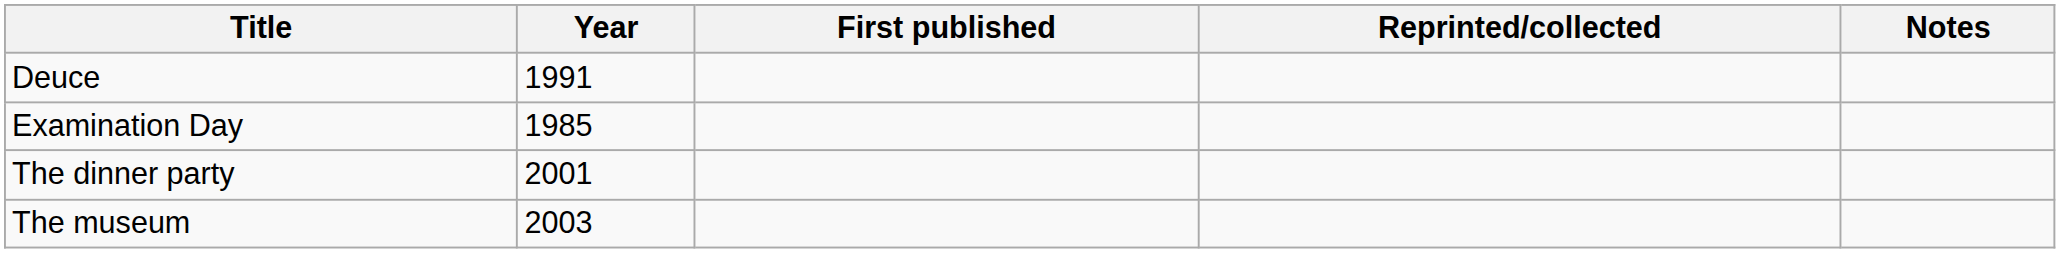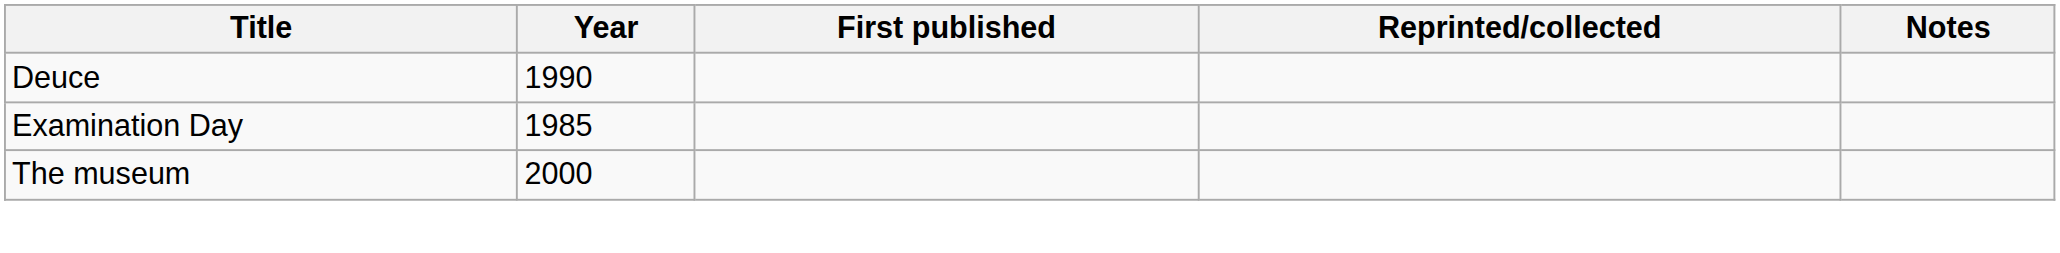(559, 77) 1991 -> (559, 77) 1990
- row: (123, 174)
(559, 222) 2003 -> (559, 174) 2000
